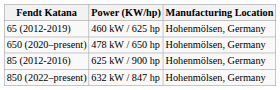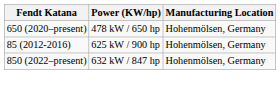- row: (39, 28)
